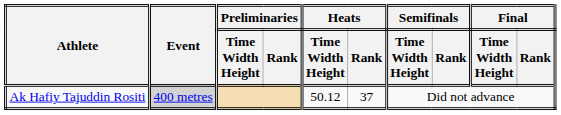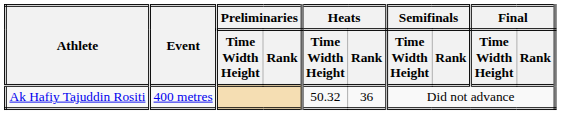(183, 97) lightgrey background -> (183, 97) no background
(325, 97) 50.12 -> (325, 97) 50.32
(367, 97) 37 -> (367, 97) 36
